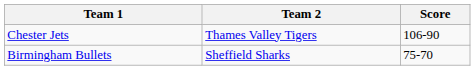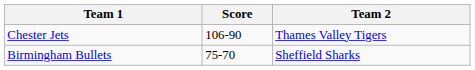columns swapped: (301, 14) <-> (435, 14)
